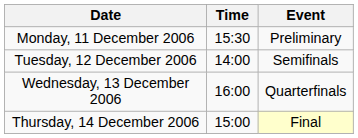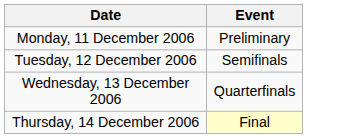- column: (232, 15)
